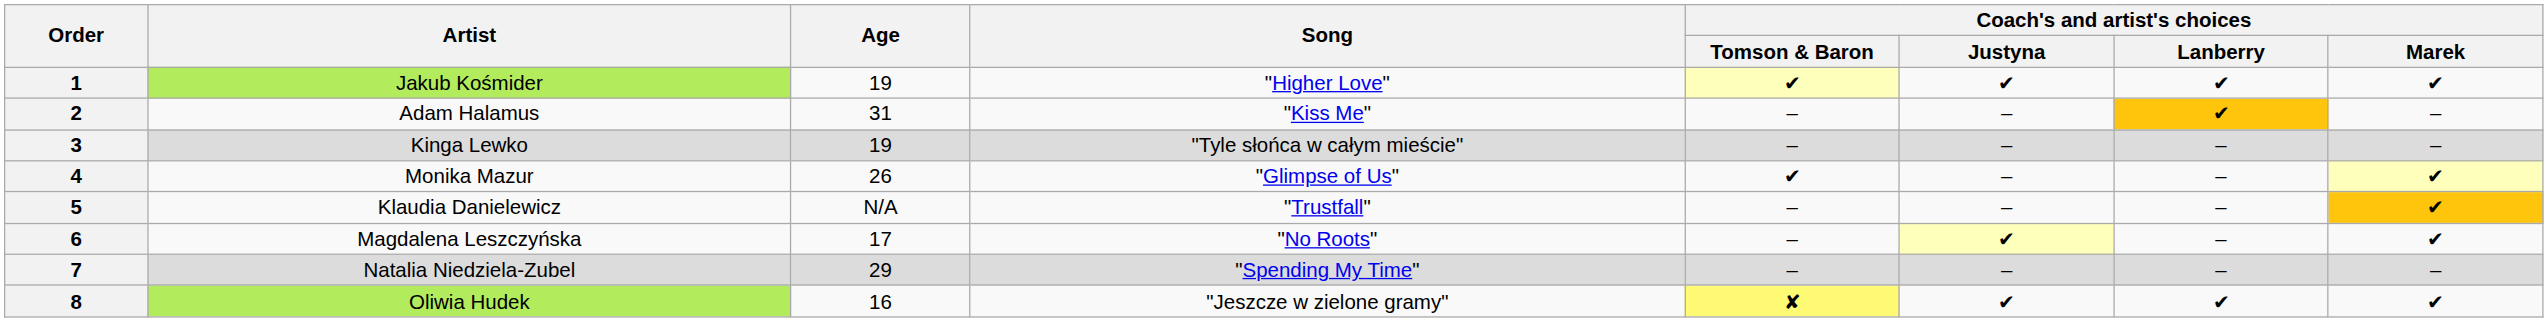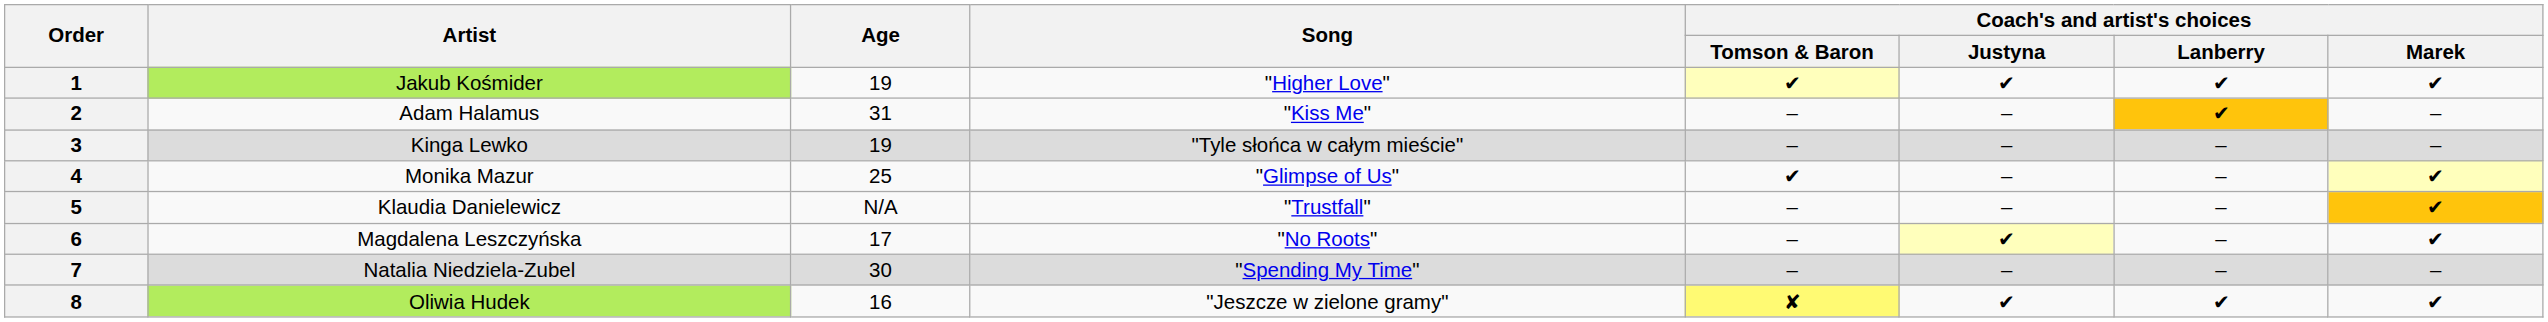(880, 176) 26 -> (880, 176) 25
(880, 270) 29 -> (880, 270) 30
